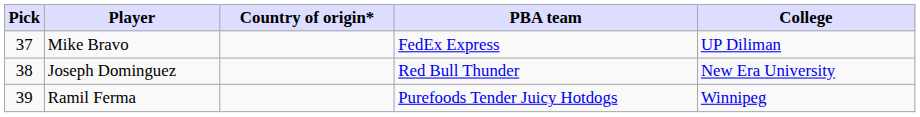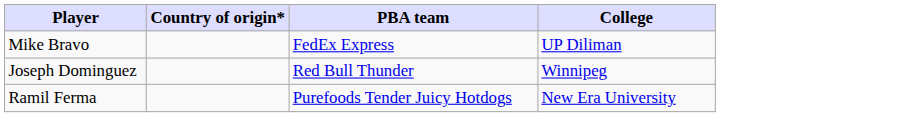- column: (24, 17)
(768, 71) New Era University -> (574, 71) Winnipeg
(734, 97) Winnipeg -> (609, 97) New Era University
